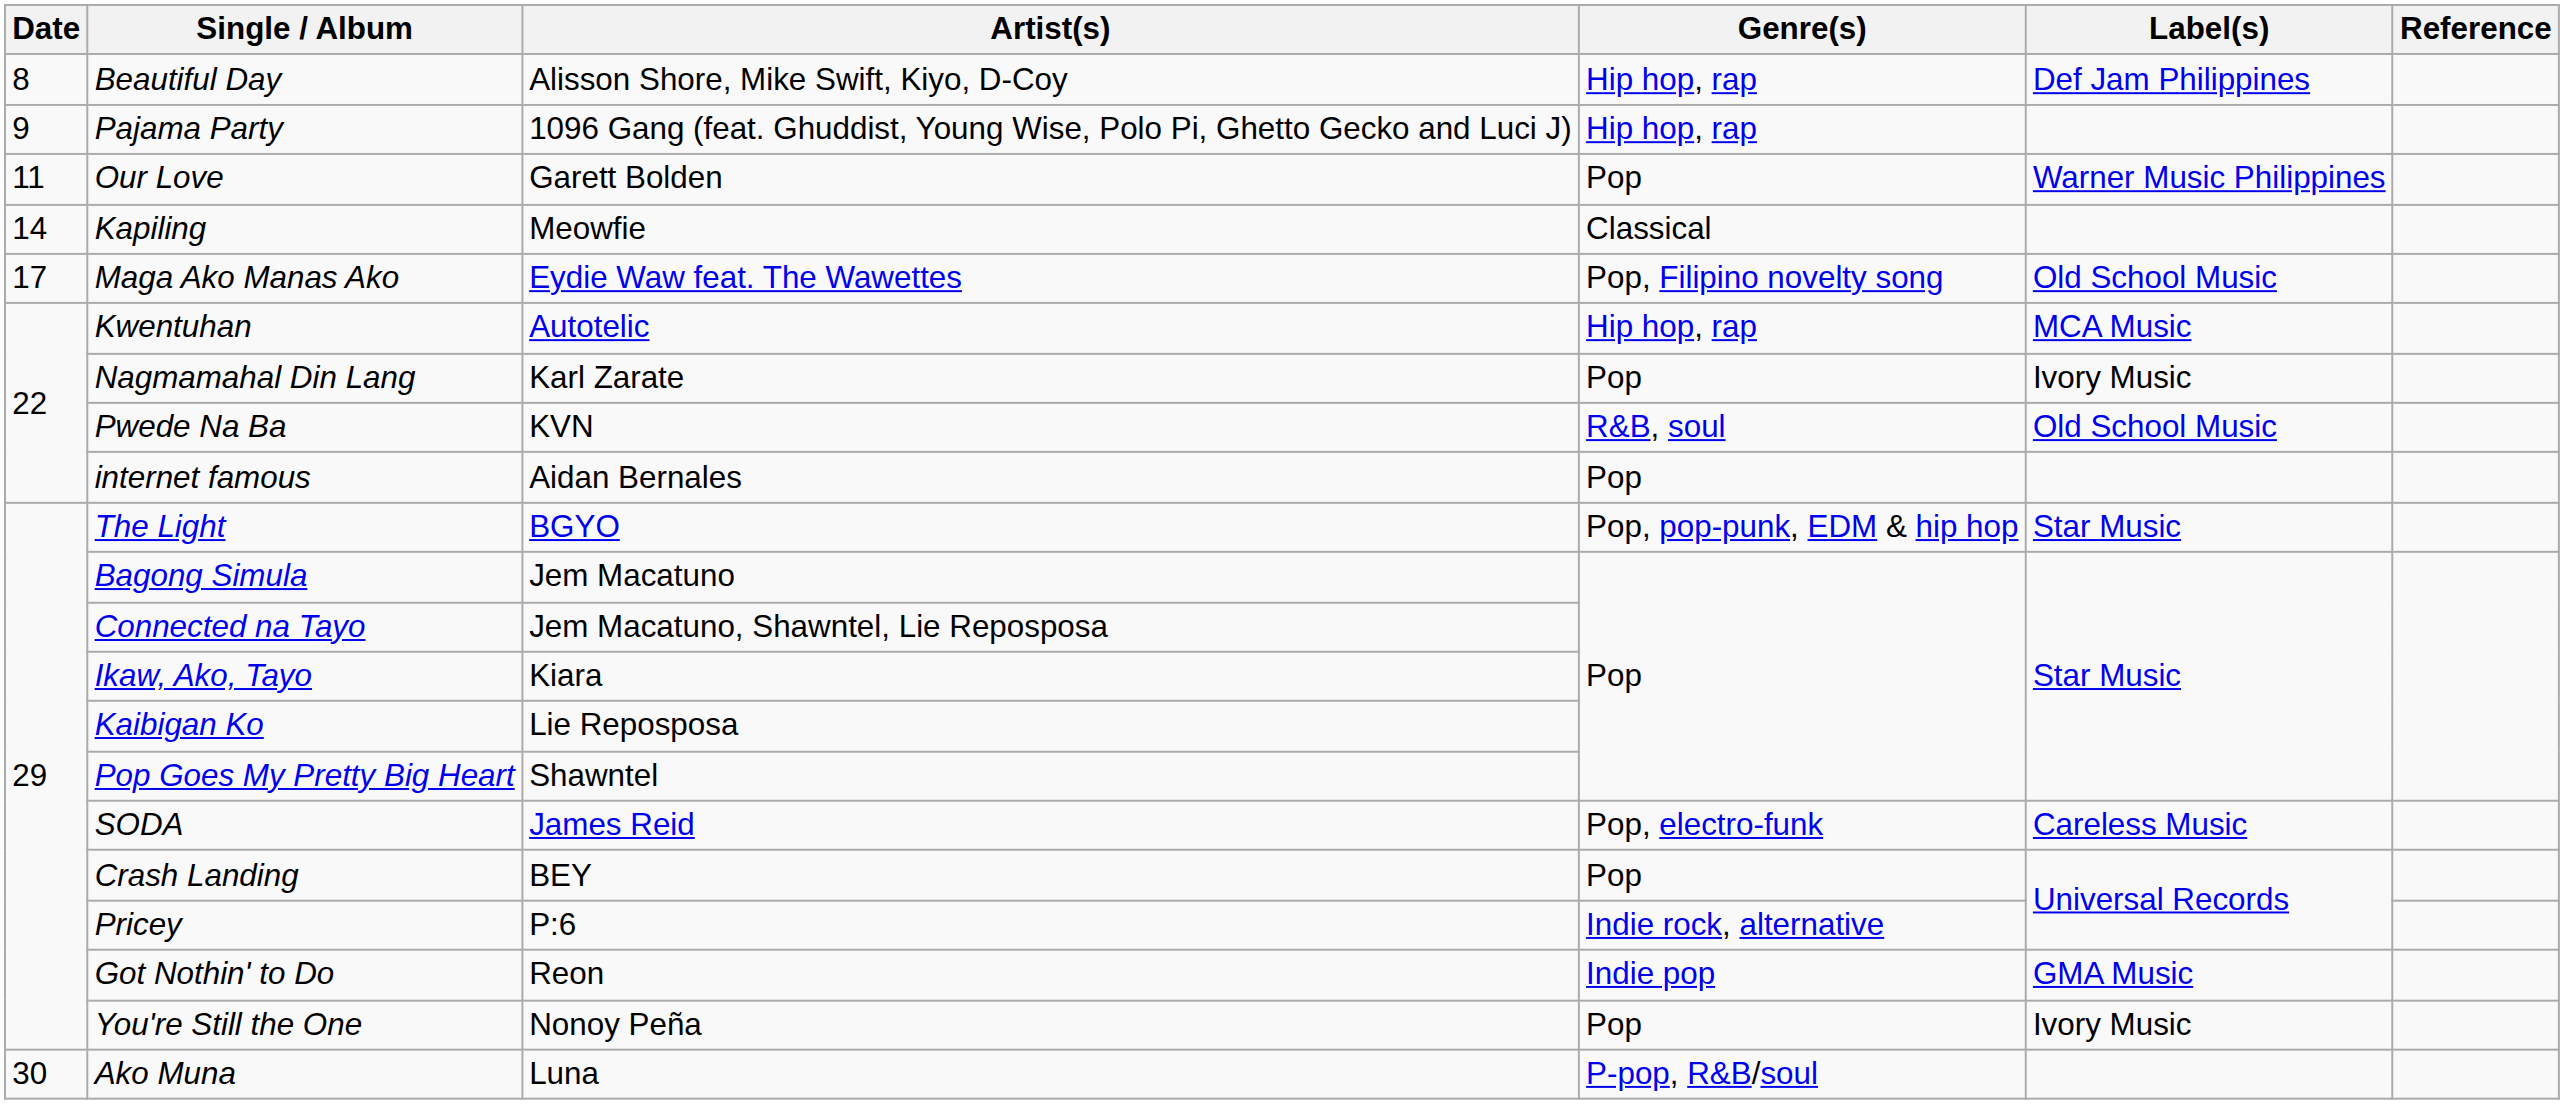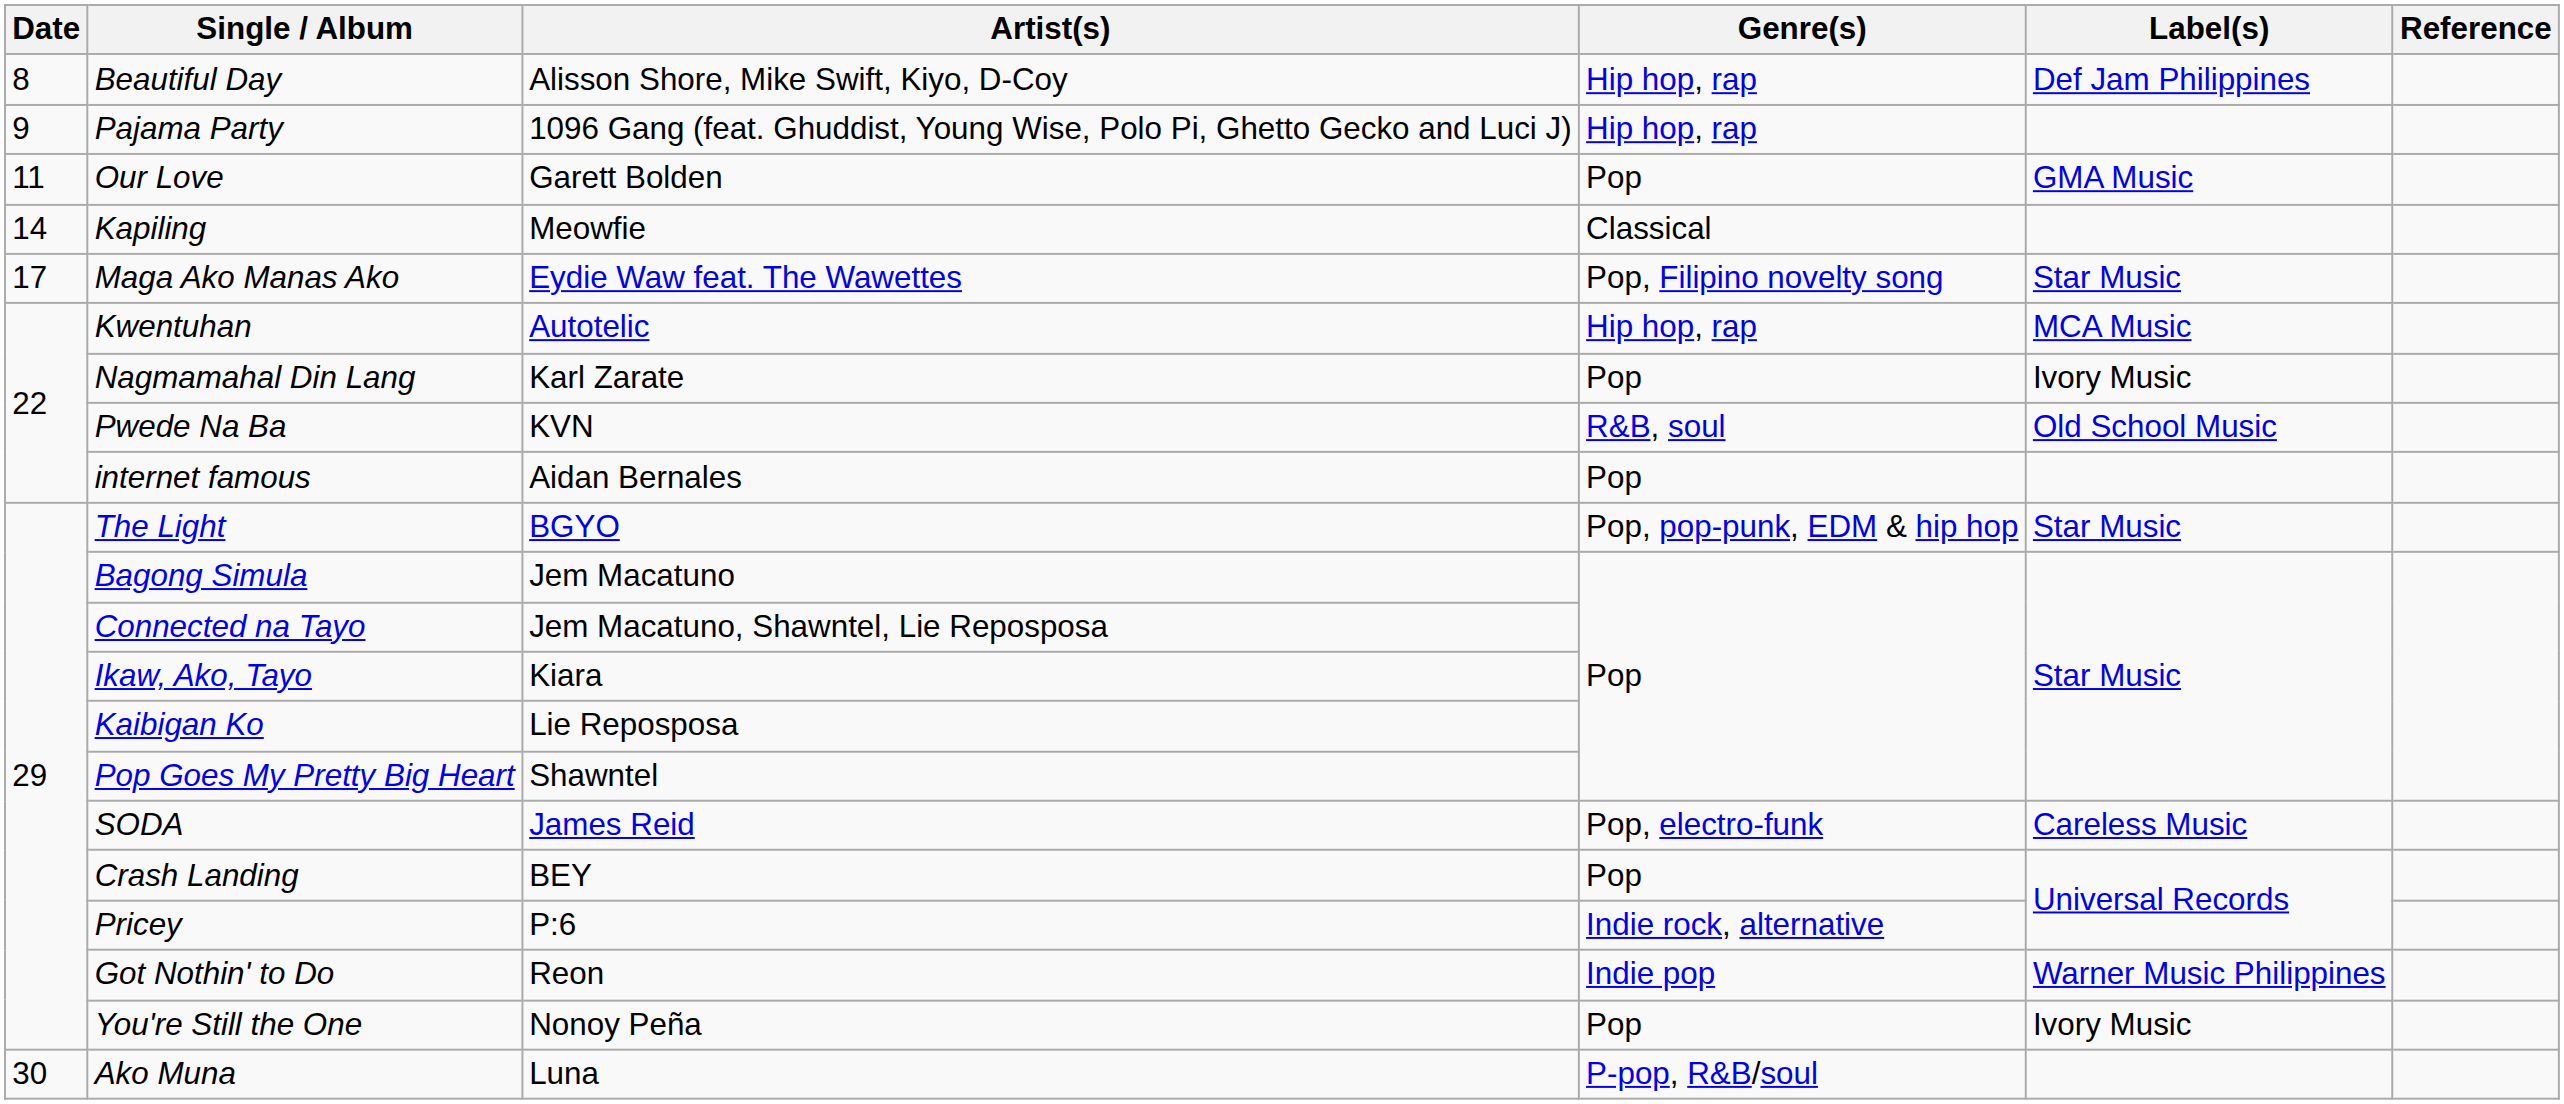(2209, 178) Warner Music Philippines -> (2113, 178) GMA Music
(2155, 278) Old School Music -> (2107, 278) Star Music
(2113, 974) GMA Music -> (2209, 974) Warner Music Philippines
